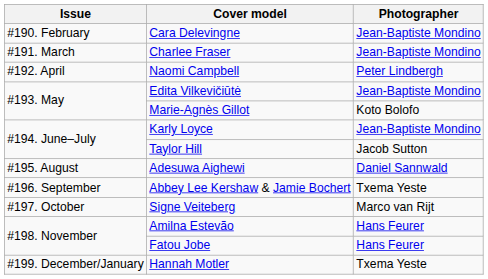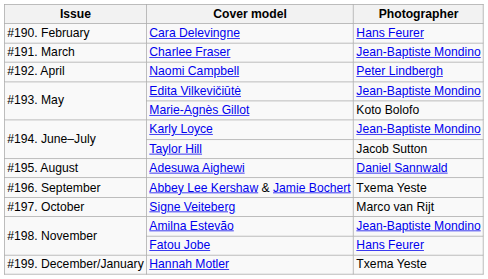(419, 33) Jean-Baptiste Mondino -> (390, 33) Hans Feurer
(390, 226) Hans Feurer -> (419, 226) Jean-Baptiste Mondino
